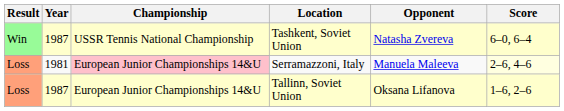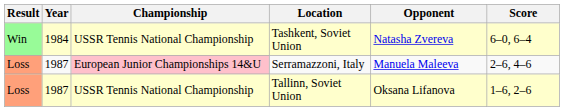(57, 39) 1987 -> (57, 39) 1984
(57, 64) 1981 -> (57, 64) 1987
(511, 64) lightyellow background -> (511, 64) no background
(167, 90) European Junior Championships 14&U -> (164, 90) USSR Tennis National Championship
